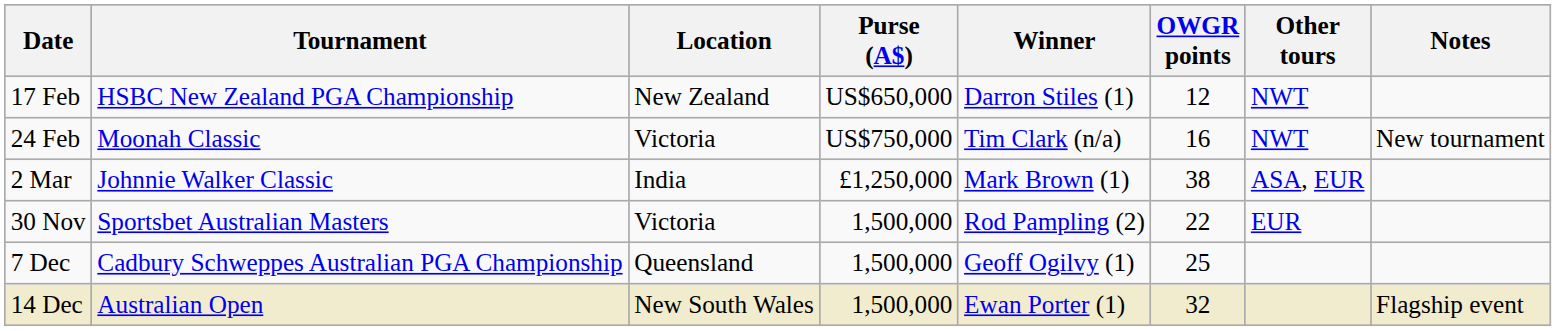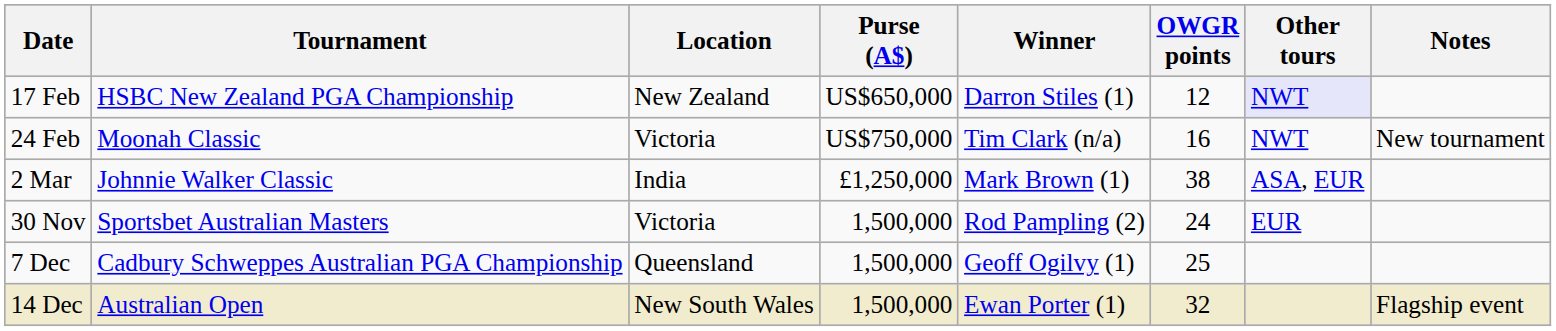(1280, 96) no background -> (1280, 96) lavender background
(1198, 221) 22 -> (1198, 221) 24
